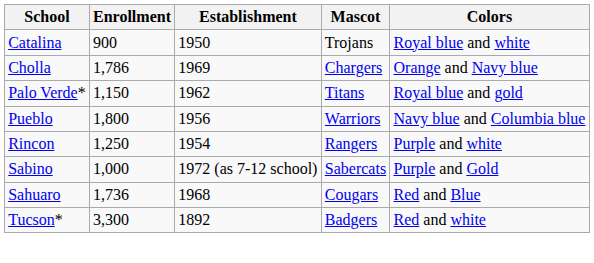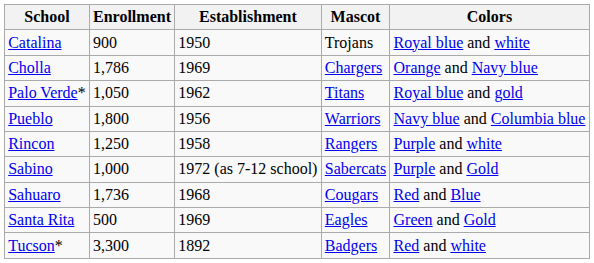(111, 93) 1,150 -> (111, 93) 1,050
(194, 144) 1954 -> (194, 144) 1958
+ row: (41, 220)
